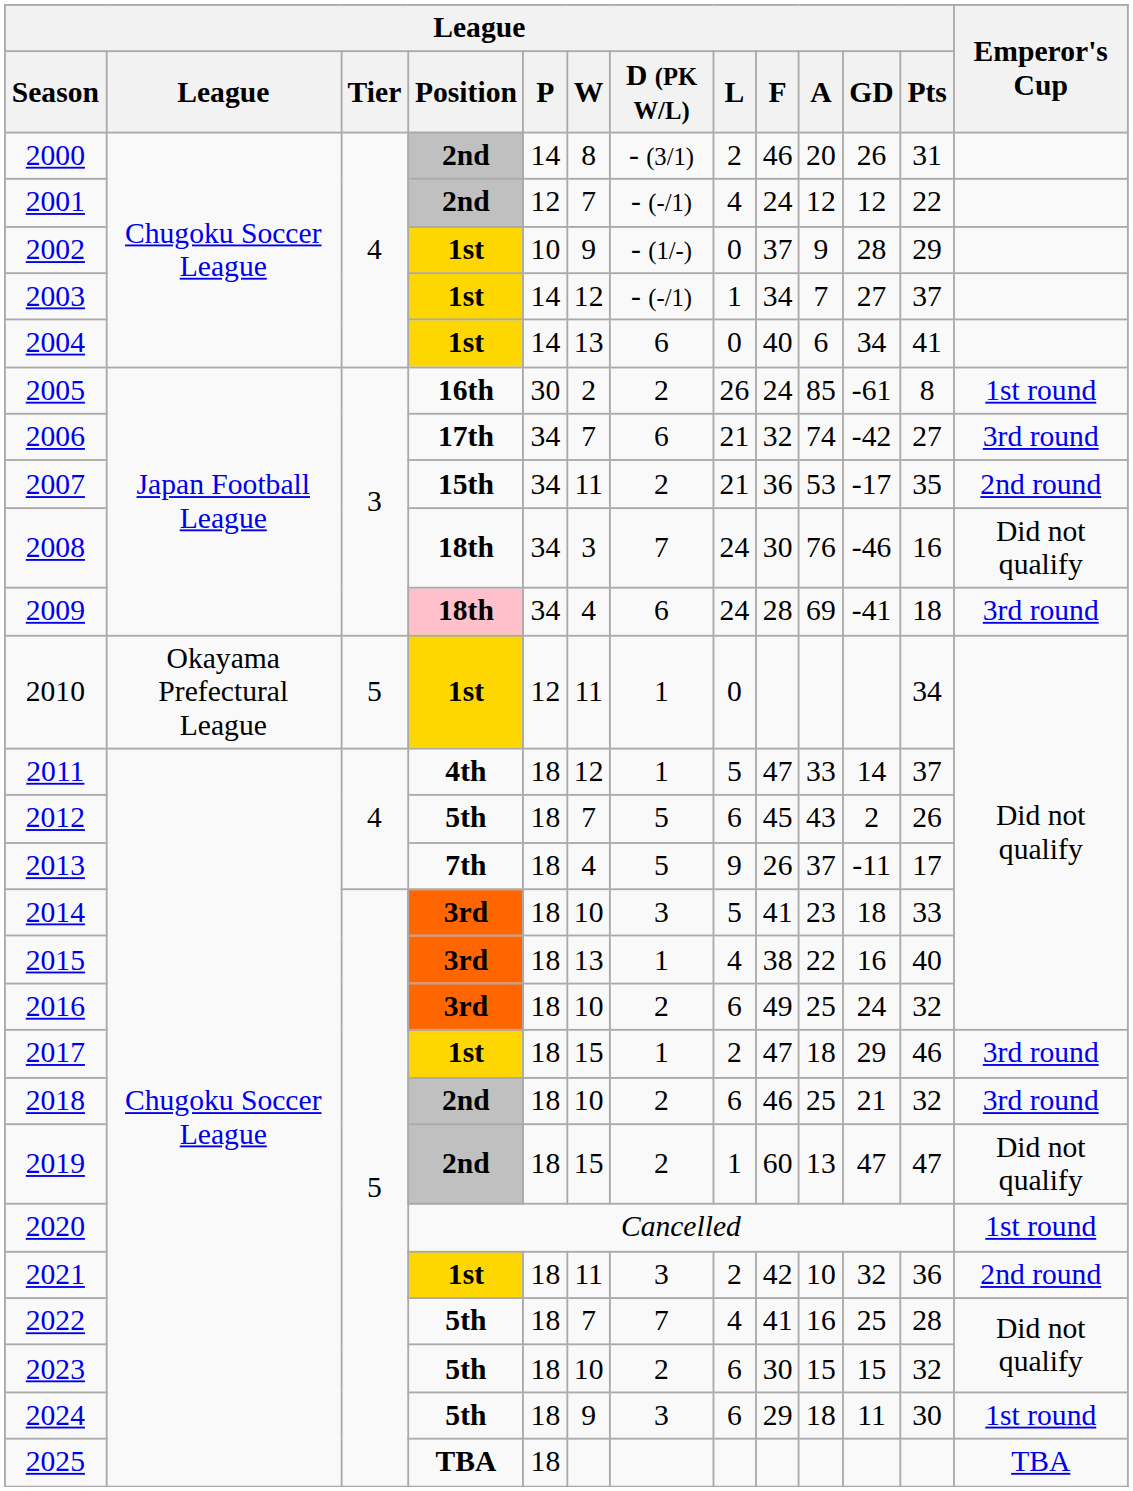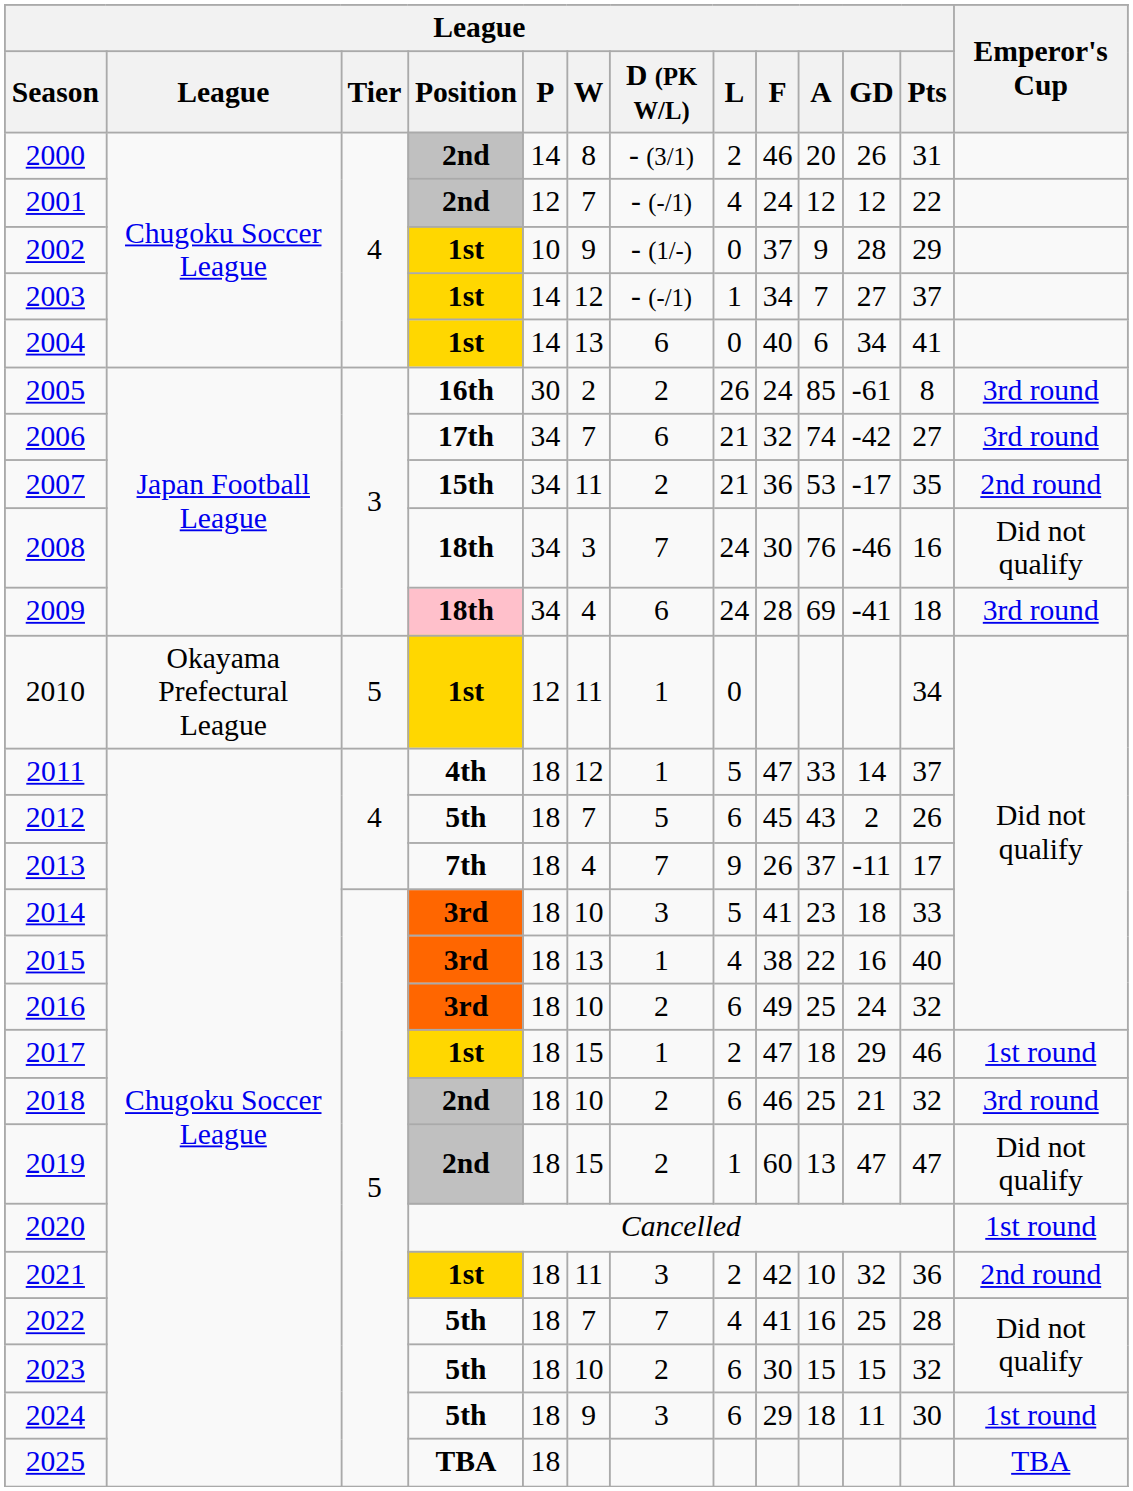(1041, 389) 1st round -> (1041, 389) 3rd round
(662, 865) 5 -> (662, 865) 7
(1041, 1053) 3rd round -> (1041, 1053) 1st round
